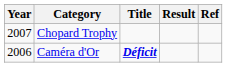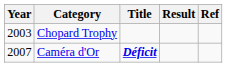(19, 33) 2007 -> (19, 33) 2003
(19, 52) 2006 -> (19, 52) 2007
